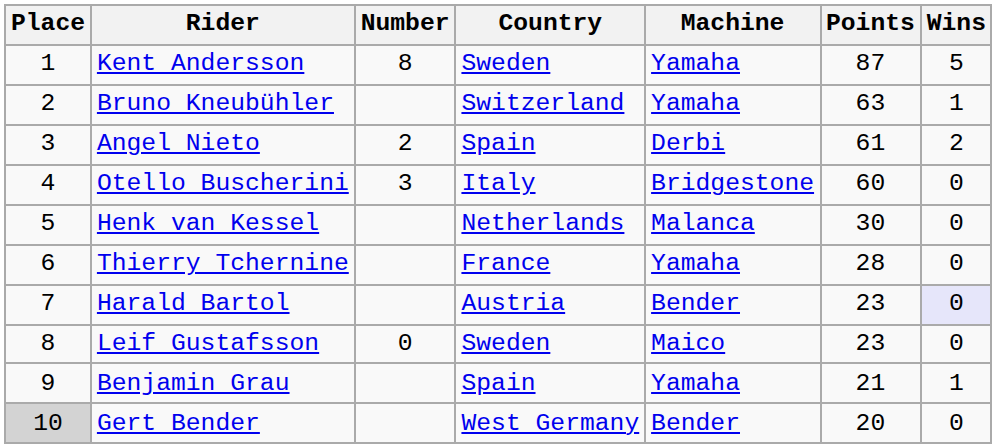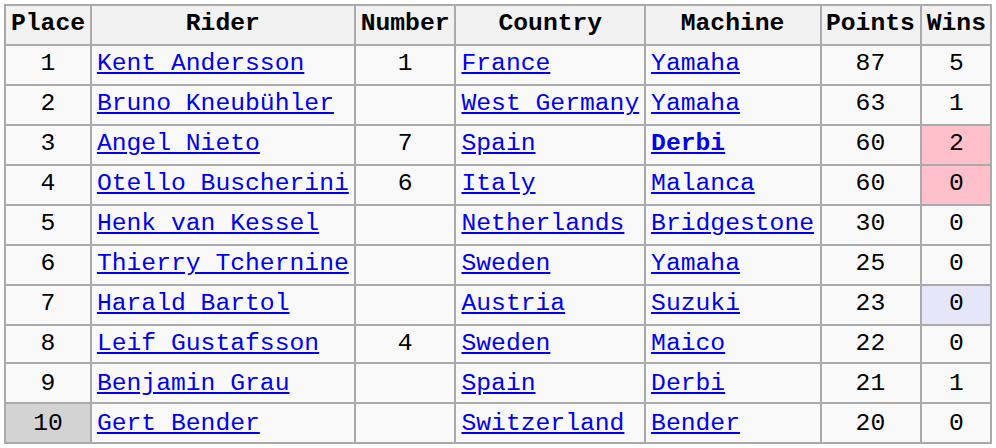(405, 65) 8 -> (405, 65) 1
(506, 65) Sweden -> (506, 65) France
(543, 105) Switzerland -> (550, 105) West Germany
(405, 145) 2 -> (405, 145) 7
(688, 145) normal -> (688, 145) bold
(870, 145) 61 -> (870, 145) 60
(956, 145) no background -> (956, 145) pink background
(405, 185) 3 -> (405, 185) 6
(733, 185) Bridgestone -> (703, 185) Malanca
(956, 185) no background -> (956, 185) pink background
(703, 225) Malanca -> (733, 225) Bridgestone
(506, 265) France -> (506, 265) Sweden
(870, 265) 28 -> (870, 265) 25
(696, 304) Bender -> (696, 304) Suzuki
(405, 344) 0 -> (405, 344) 4
(870, 344) 23 -> (870, 344) 22
(696, 384) Yamaha -> (688, 384) Derbi
(550, 424) West Germany -> (543, 424) Switzerland
